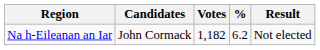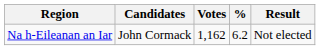(211, 34) 1,182 -> (211, 34) 1,162
